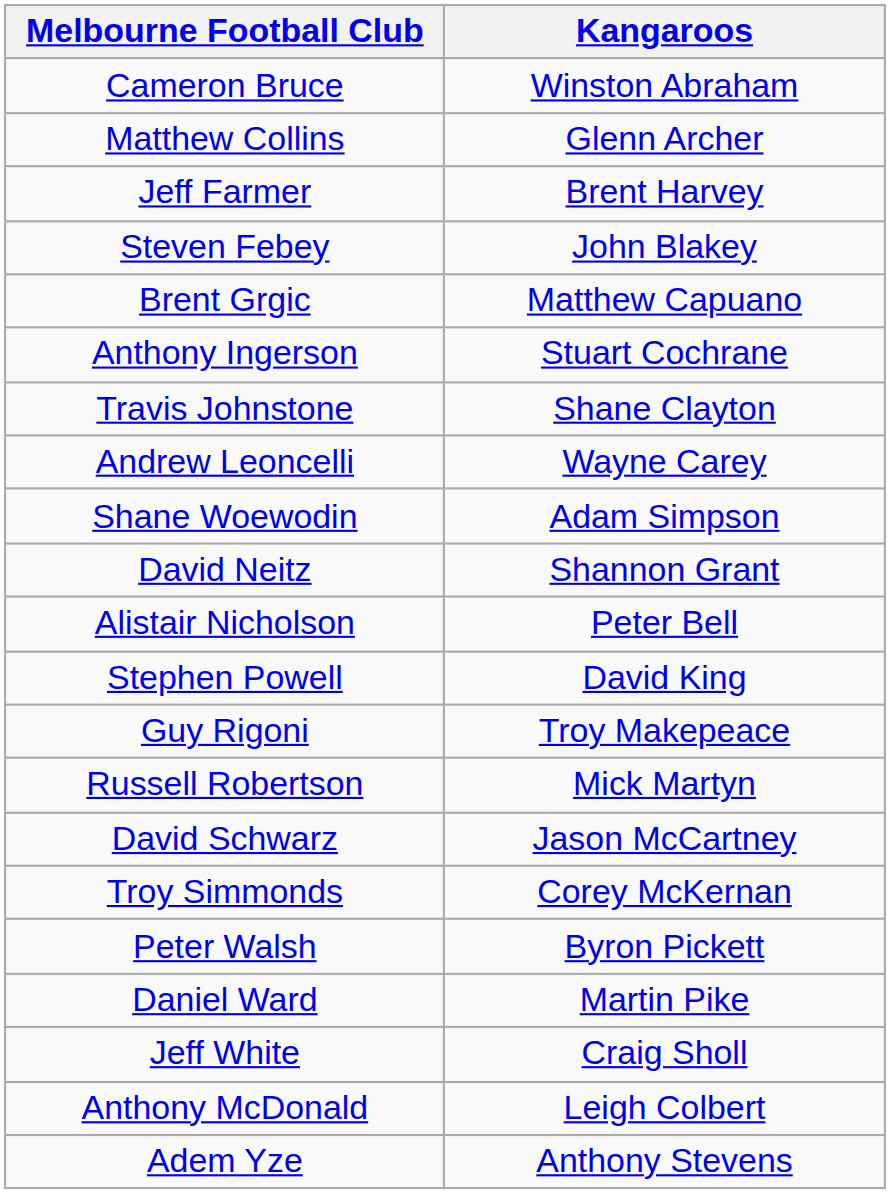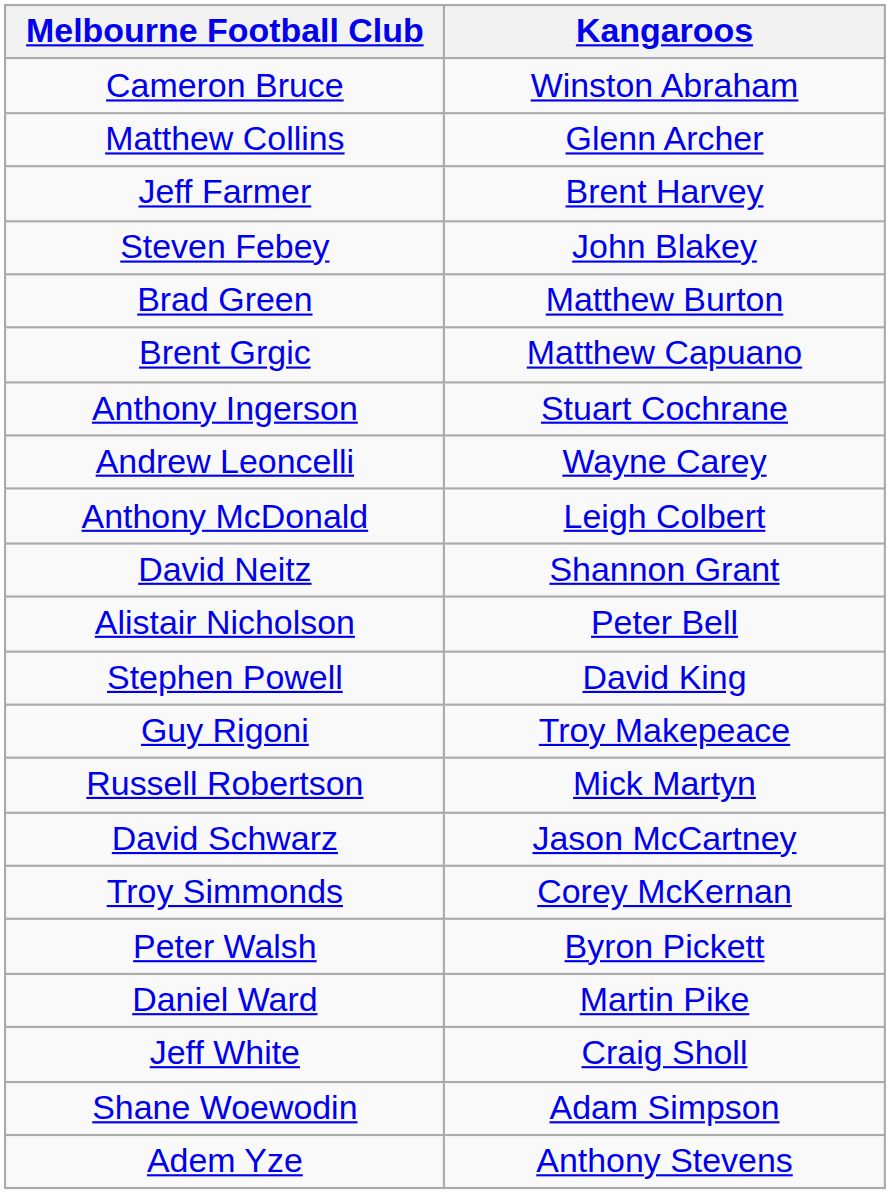+ row: (225, 300)
- row: (225, 407)
rows swapped: (225, 1107) <-> (225, 515)
